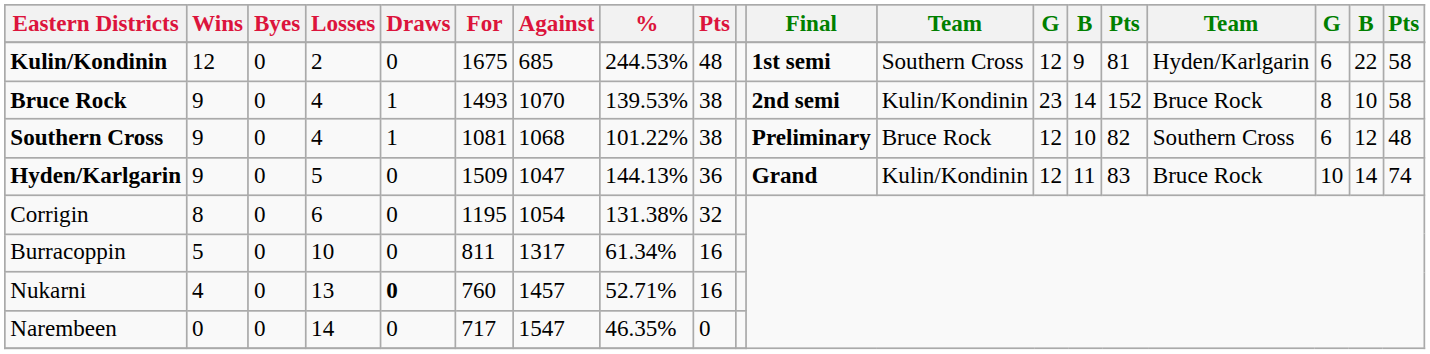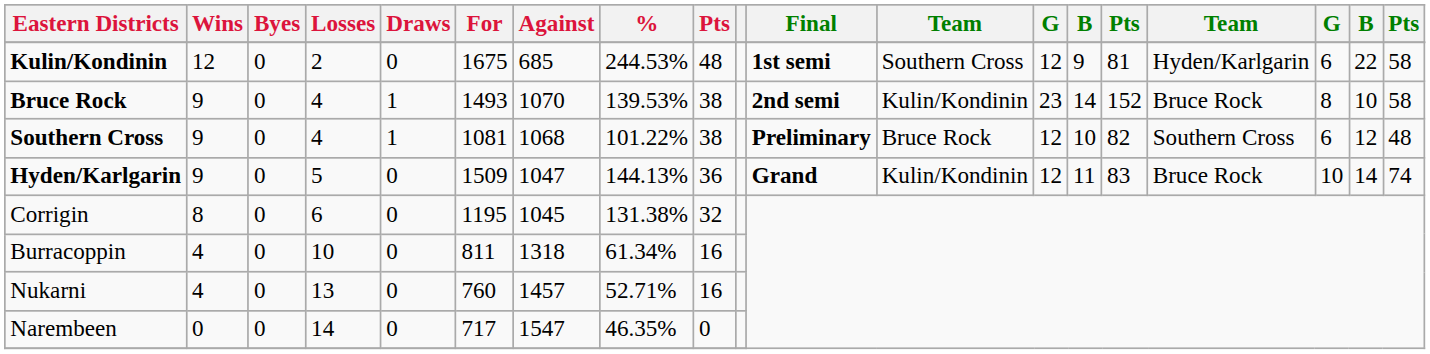(542, 213) 1054 -> (542, 213) 1045
(198, 252) 5 -> (198, 252) 4
(542, 252) 1317 -> (542, 252) 1318
(392, 290) bold -> (392, 290) normal
